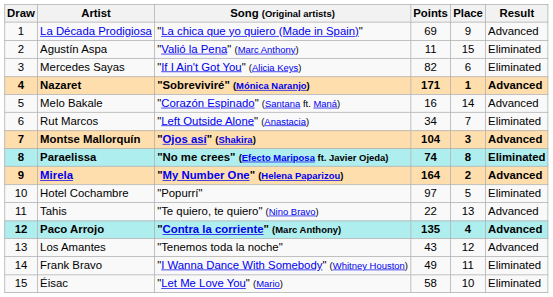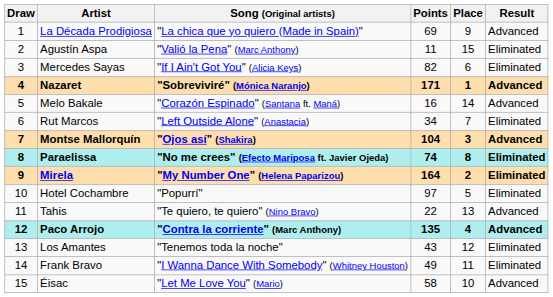(515, 175) Advanced -> (517, 175) Eliminated
(513, 247) Advanced -> (515, 247) Eliminated
(515, 283) Eliminated -> (513, 283) Advanced
